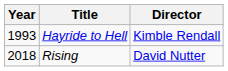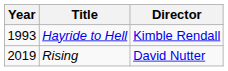(22, 55) 2018 -> (22, 55) 2019
